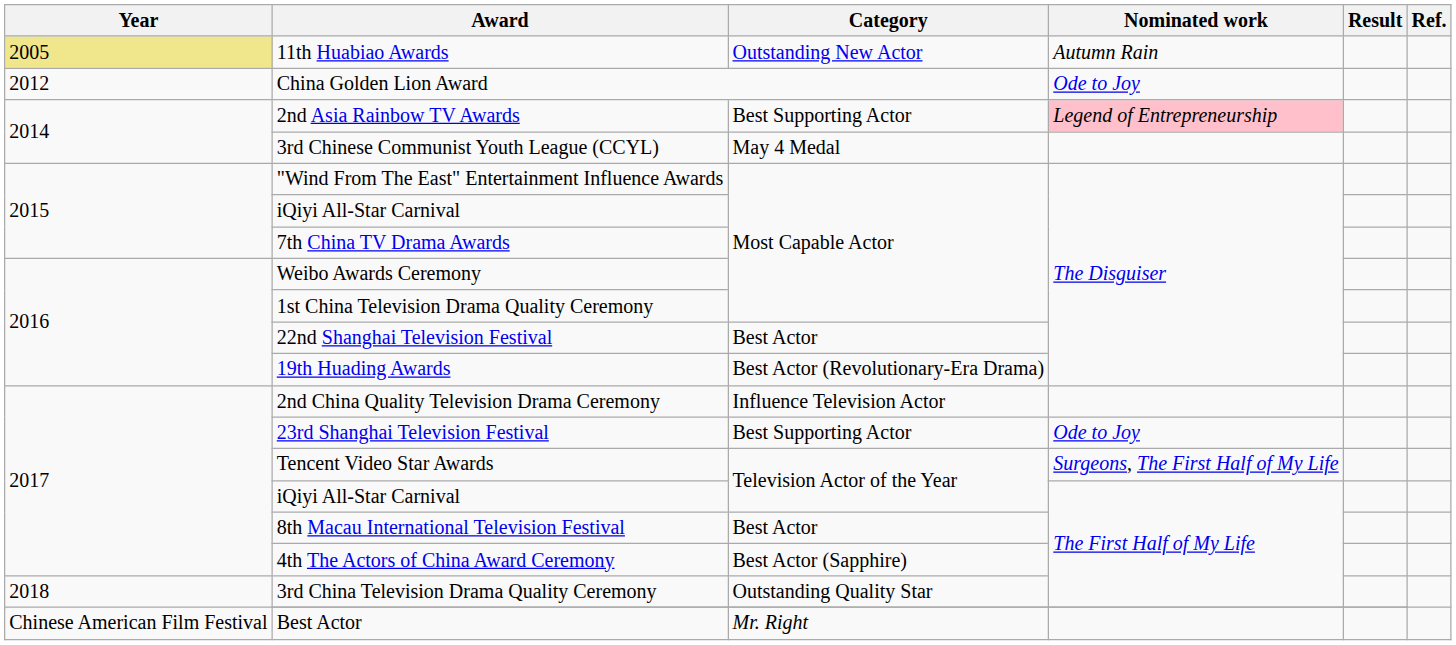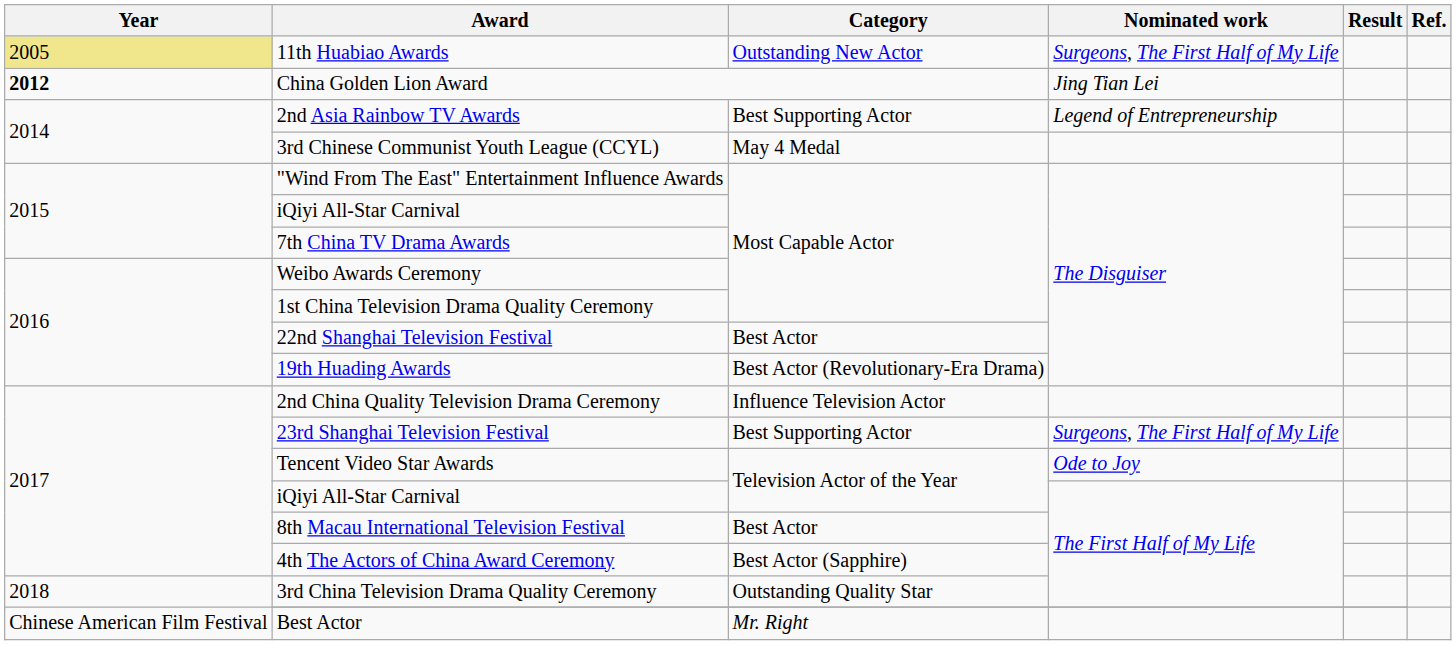(1106, 52) Autumn Rain -> (1196, 52) Surgeons, The First Half of My Life
(29, 83) normal -> (29, 83) bold
(1097, 83) Ode to Joy -> (1106, 83) Jing Tian Lei
(1165, 115) pink background -> (1165, 115) no background
(1097, 432) Ode to Joy -> (1196, 432) Surgeons, The First Half of My Life
(1196, 464) Surgeons, The First Half of My Life -> (1097, 464) Ode to Joy
